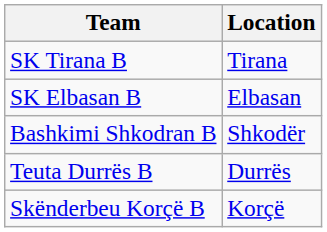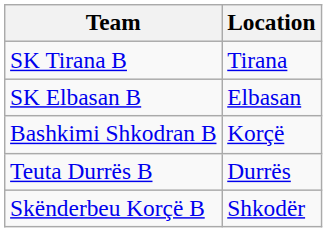(266, 134) Shkodër -> (256, 134) Korçë
(256, 208) Korçë -> (266, 208) Shkodër
